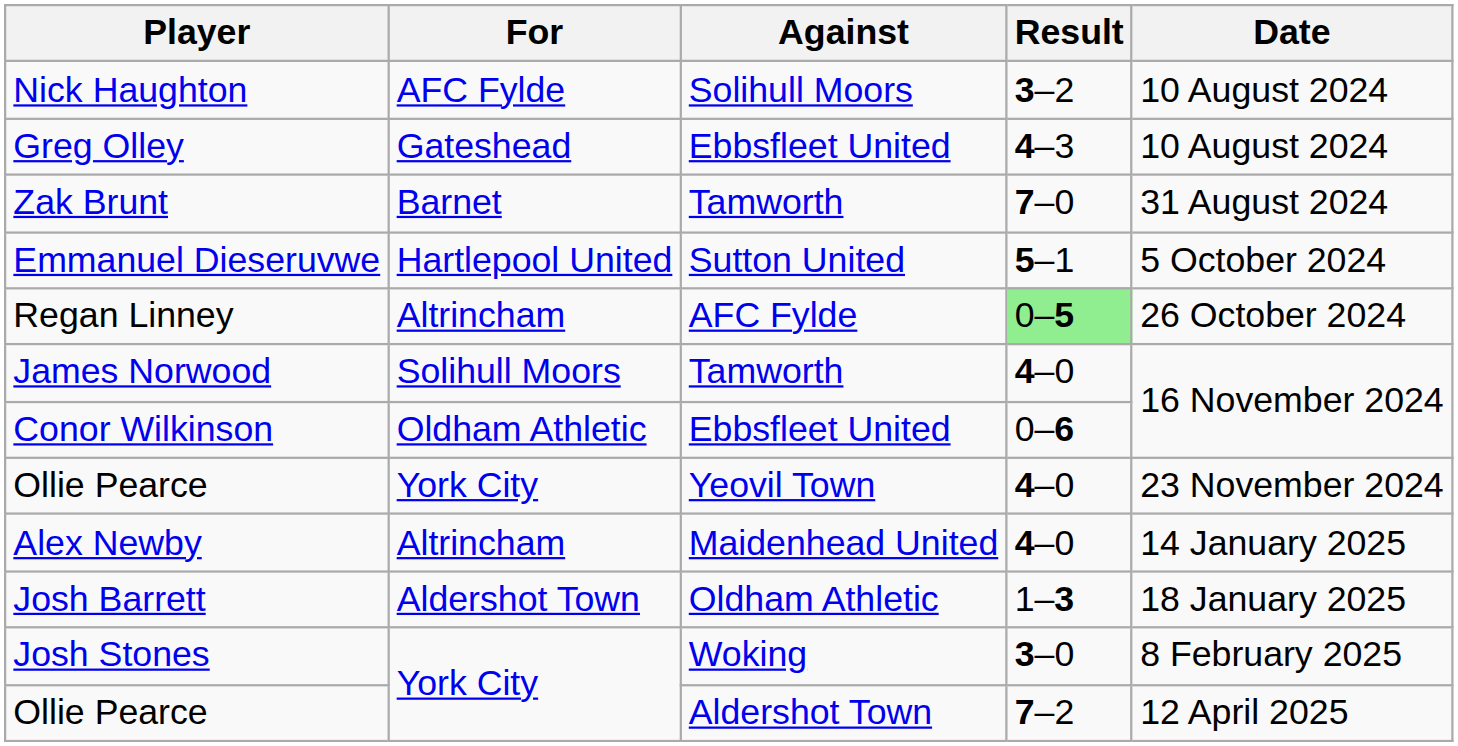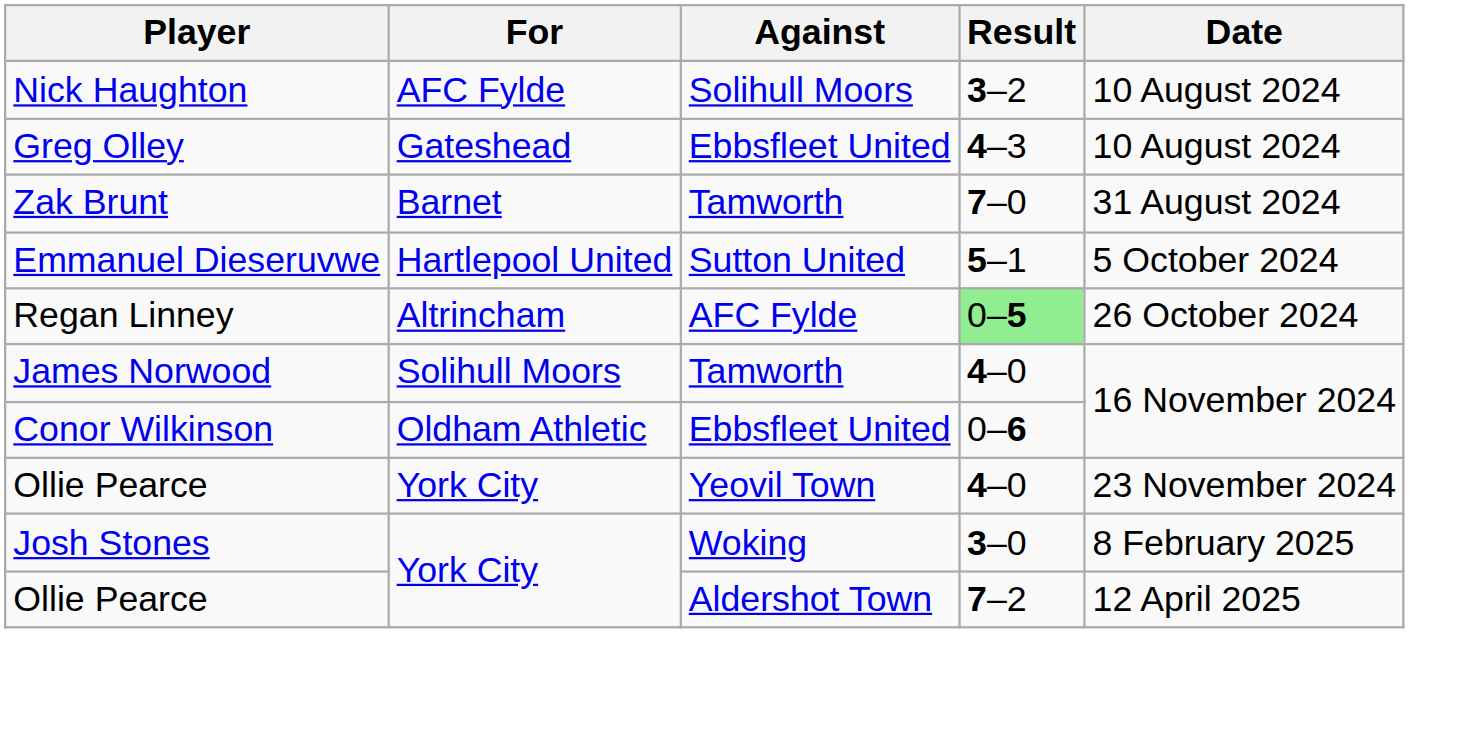- row: (108, 542)
- row: (110, 598)
